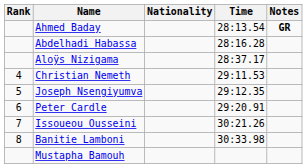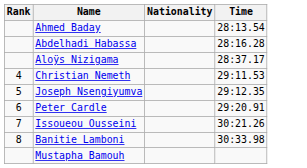- column: (284, 13)
